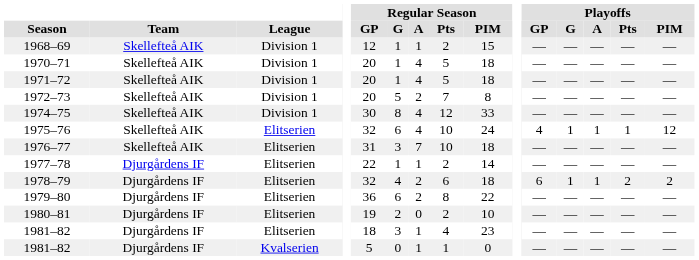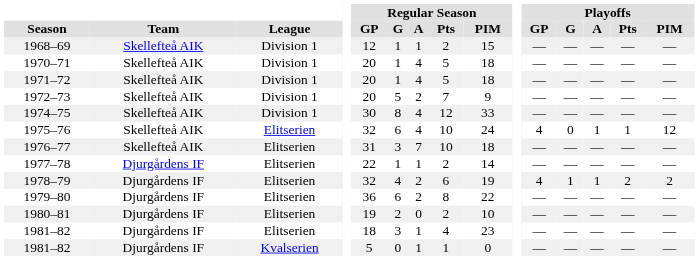(488, 96) 8 -> (488, 96) 9
(570, 130) 1 -> (570, 130) 0
(488, 180) 18 -> (488, 180) 19
(539, 180) 6 -> (539, 180) 4
